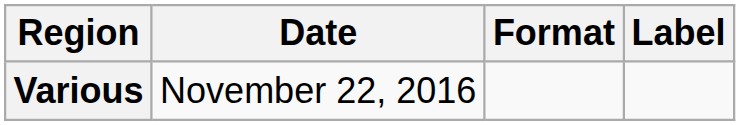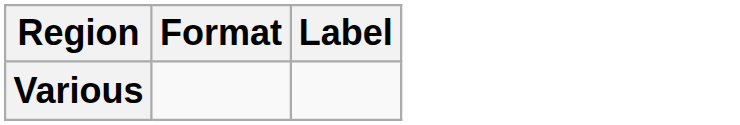- column: (318, 33)
